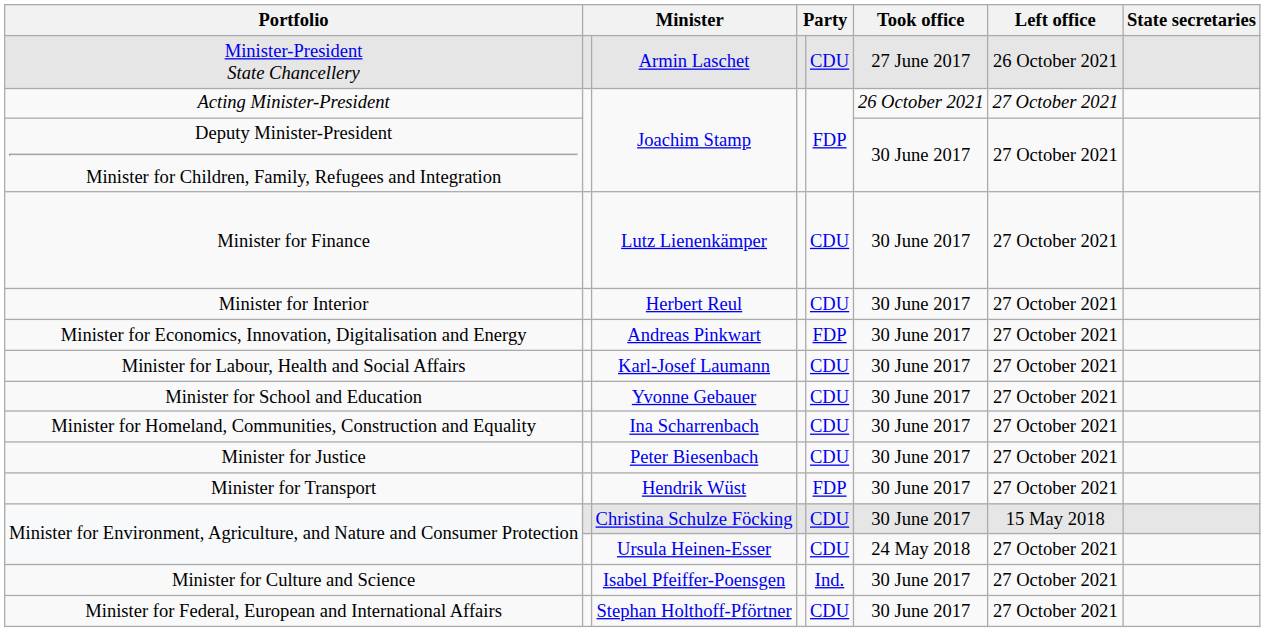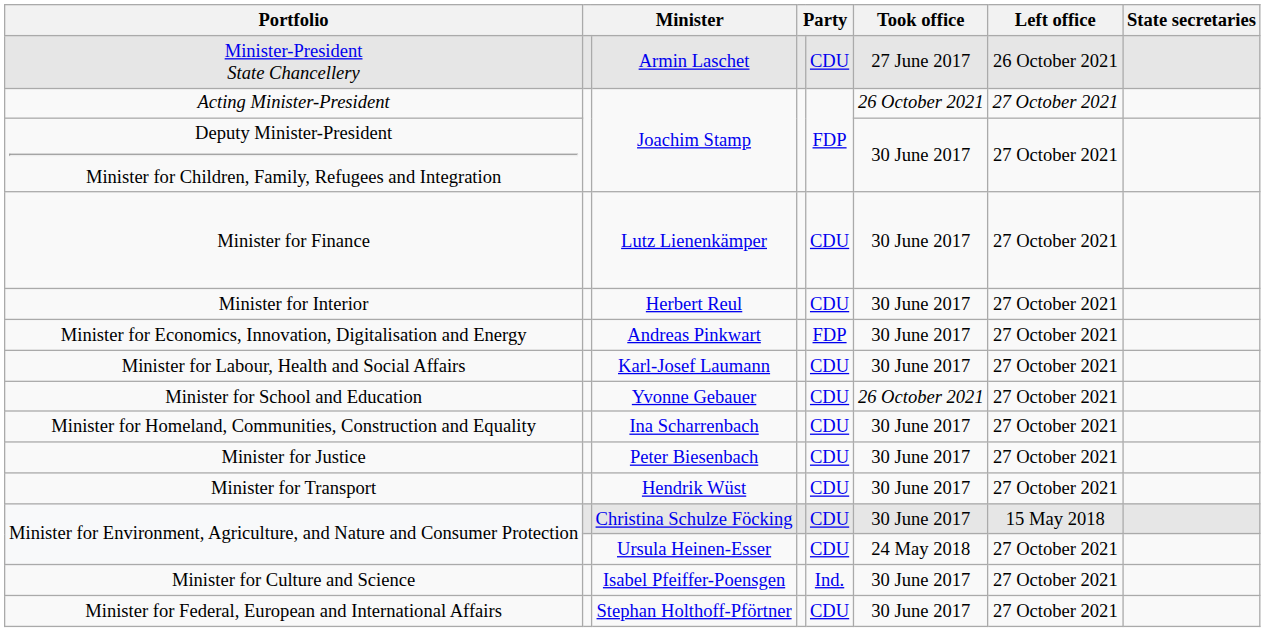(921, 396) 30 June 2017 -> (921, 396) 26 October 2021
(830, 488) FDP -> (830, 488) CDU
